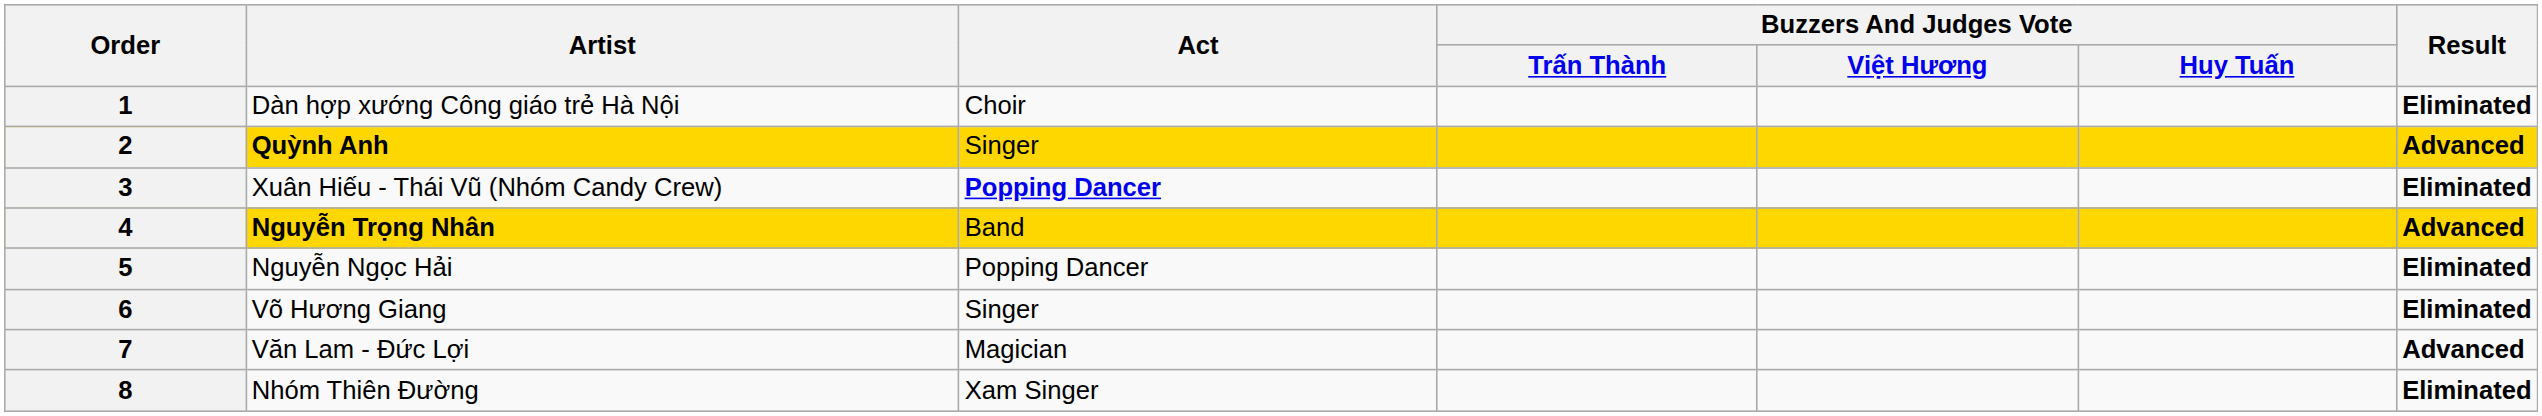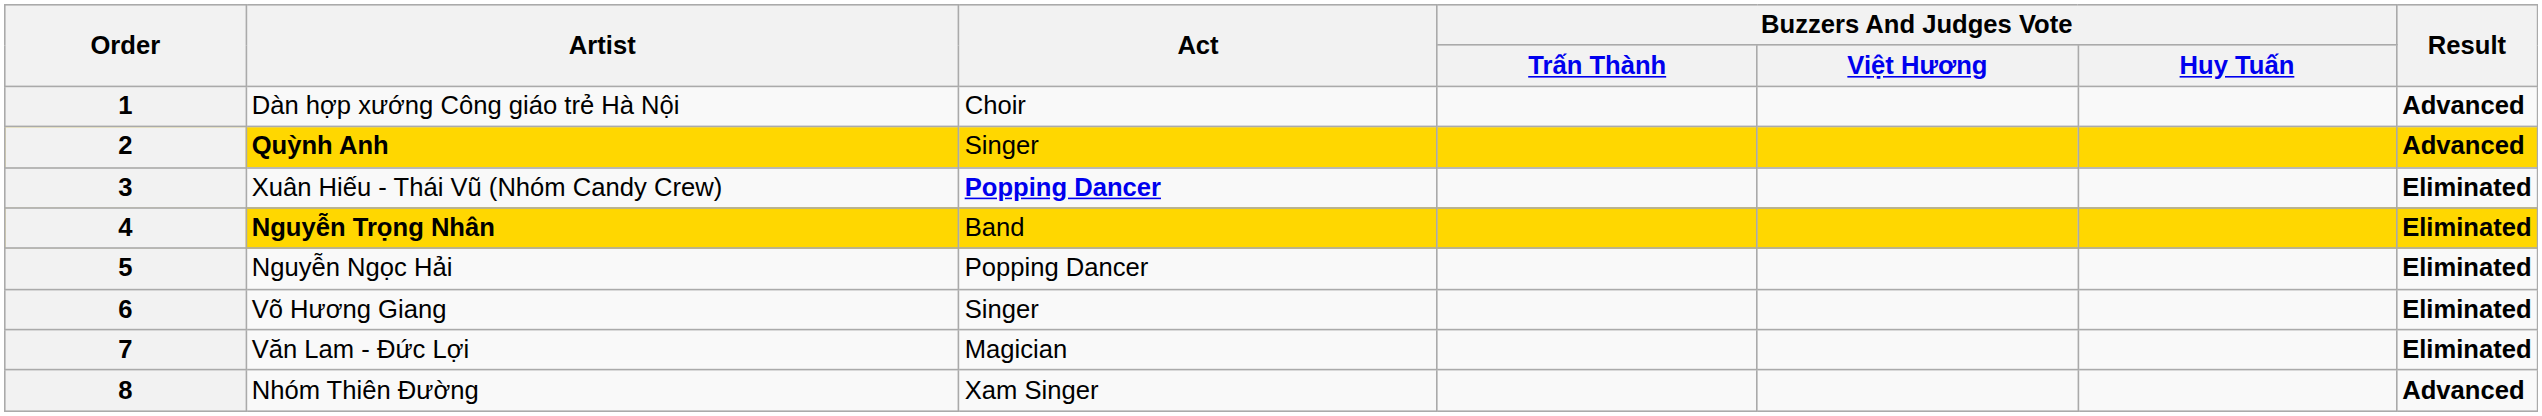(2467, 106) Eliminated -> (2463, 106) Advanced
(2463, 227) Advanced -> (2467, 227) Eliminated
(2463, 349) Advanced -> (2467, 349) Eliminated
(2467, 390) Eliminated -> (2463, 390) Advanced
